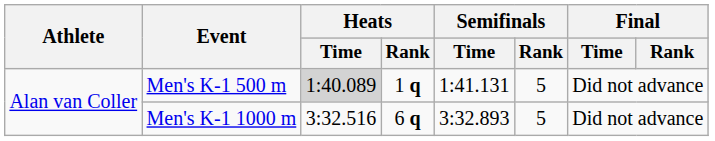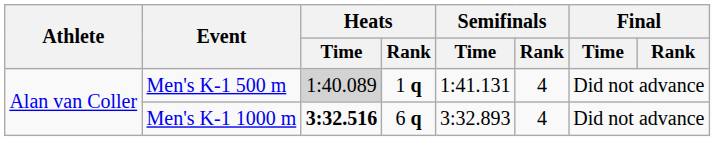(541, 85) 5 -> (542, 85) 4
(341, 118) normal -> (342, 118) bold
(541, 118) 5 -> (542, 118) 4
